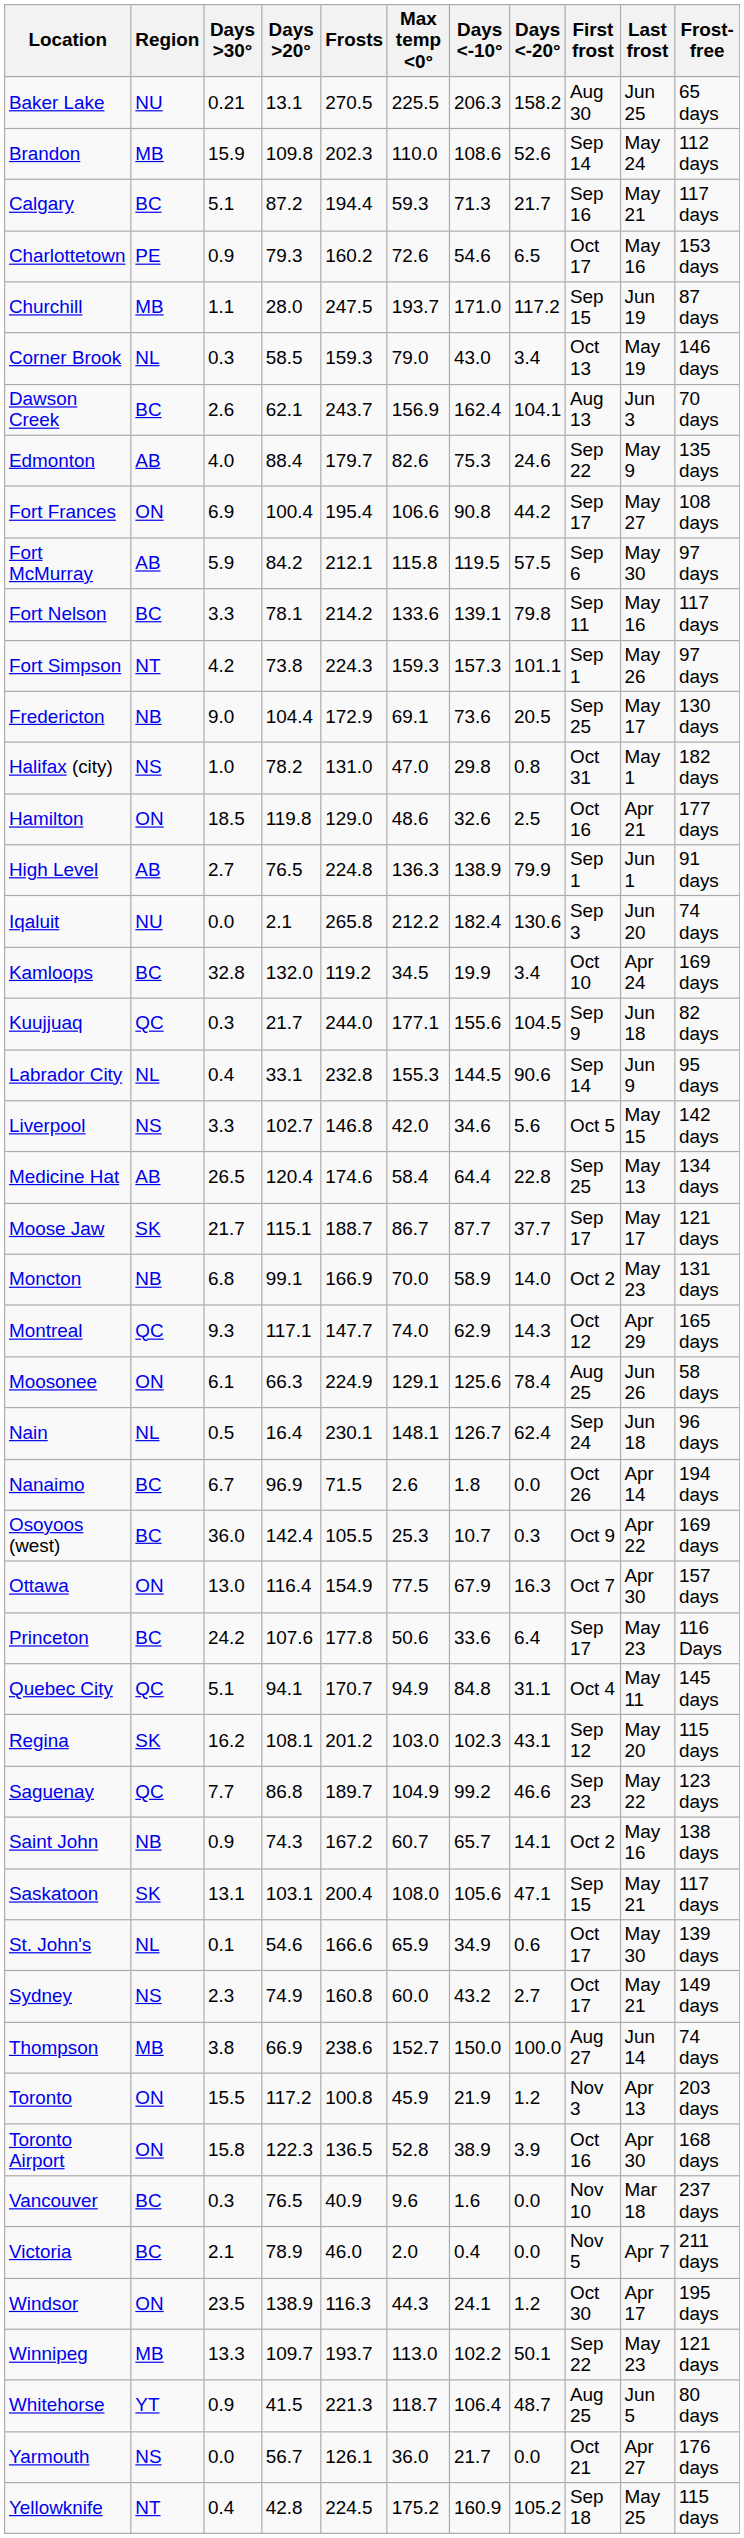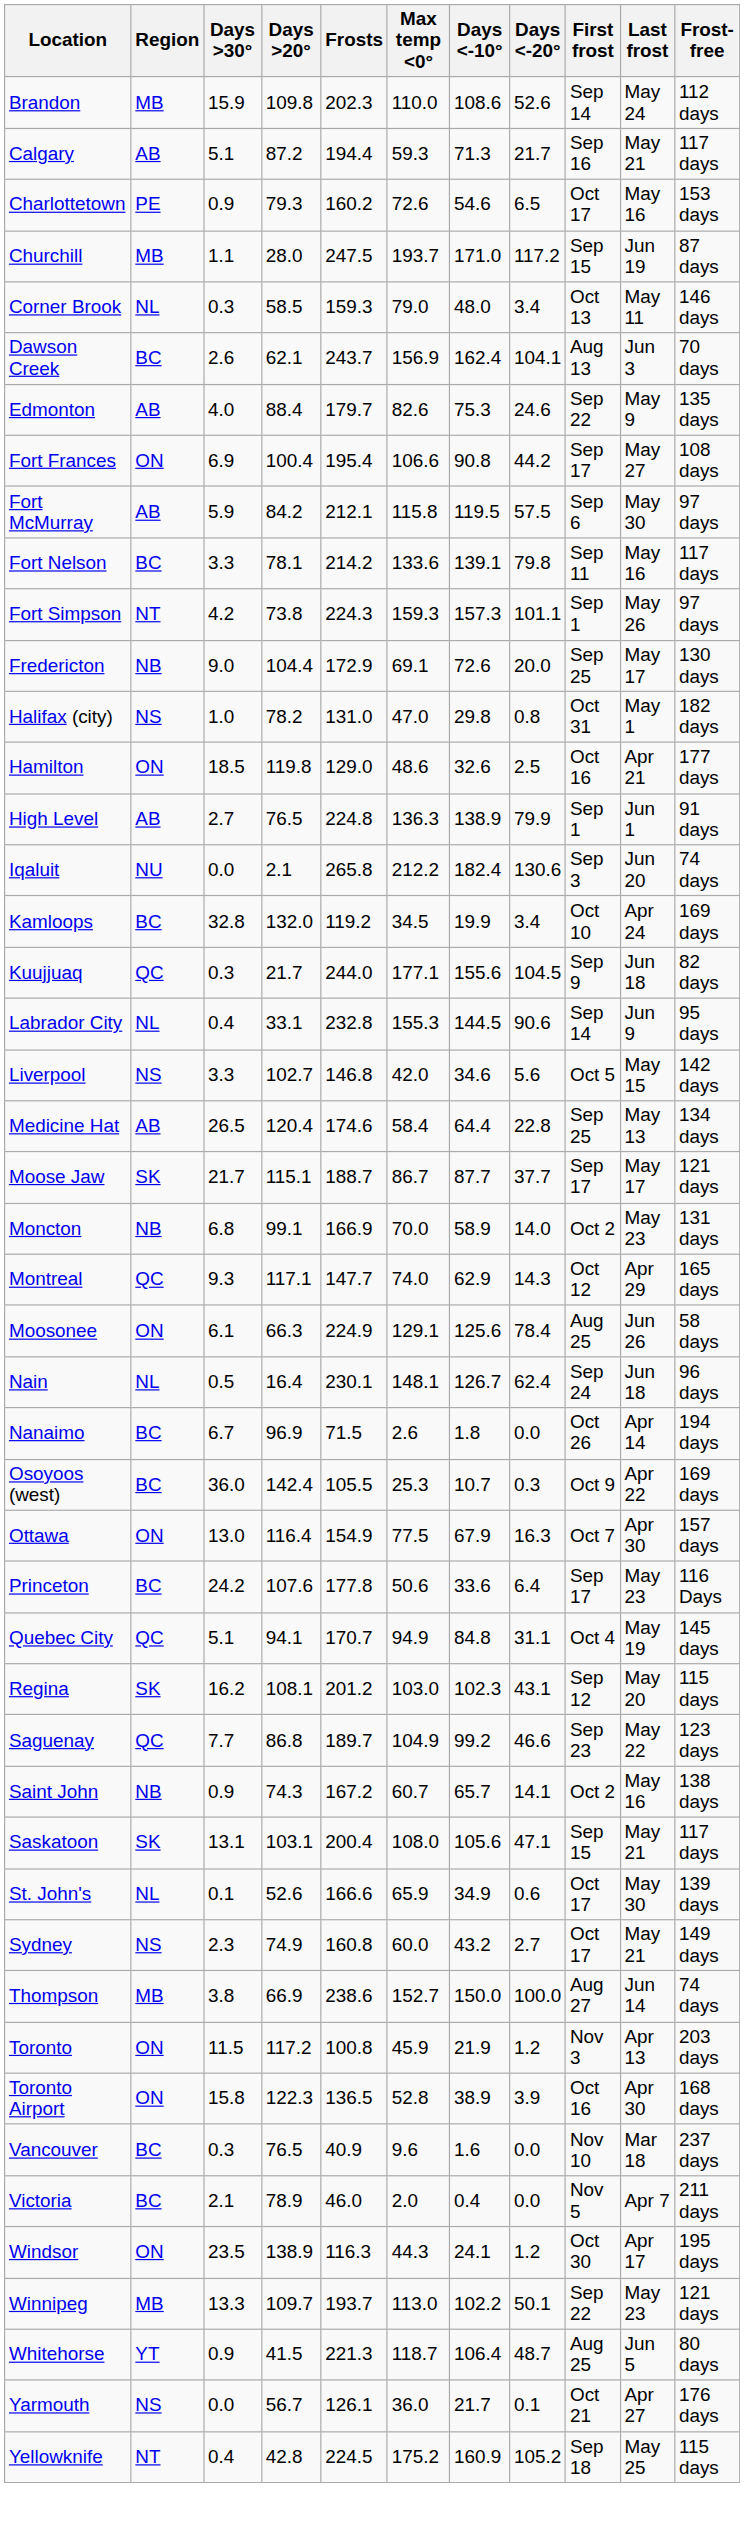- row: (57, 102)
(148, 204) BC -> (148, 153) AB
(472, 358) 43.0 -> (472, 307) 48.0
(642, 358) May 19 -> (642, 307) May 11
(472, 716) 73.6 -> (472, 665) 72.6
(532, 716) 20.5 -> (532, 665) 20.0
(642, 1689) May 11 -> (642, 1637) May 19
(284, 1945) 54.6 -> (284, 1893) 52.6
(226, 2098) 15.5 -> (226, 2047) 11.5
(527, 2456) 0.0 -> (527, 2405) 0.1
